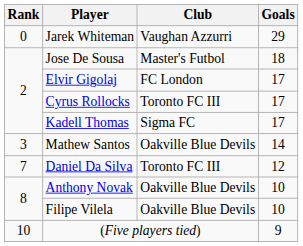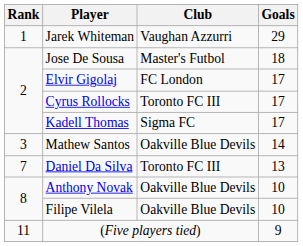(23, 36) 0 -> (23, 36) 1
(278, 166) 12 -> (278, 166) 13
(23, 230) 10 -> (23, 230) 11
